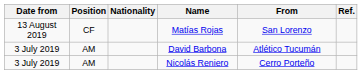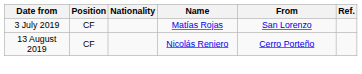(37, 30) 13 August 2019 -> (37, 26) 3 July 2019
- row: (197, 49)
(37, 63) 3 July 2019 -> (37, 44) 13 August 2019
(89, 63) AM -> (89, 44) CF
